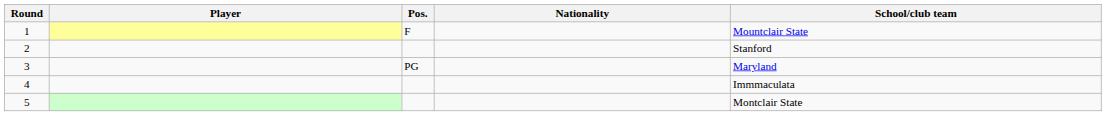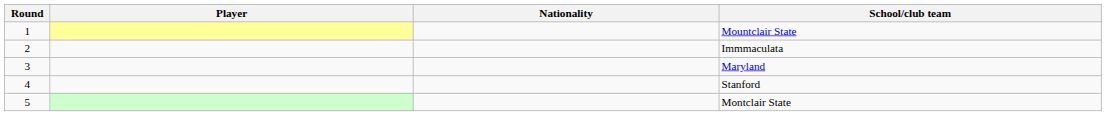- column: (418, 13)
(752, 48) Stanford -> (752, 48) Immmaculata
(764, 84) Immmaculata -> (741, 84) Stanford
